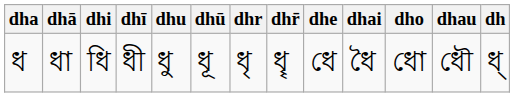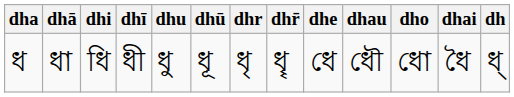columns swapped: (364, 19) <-> (457, 19)
